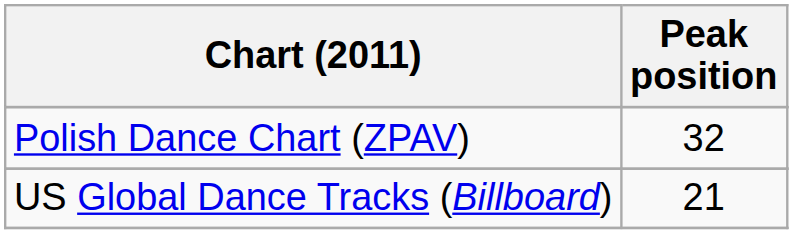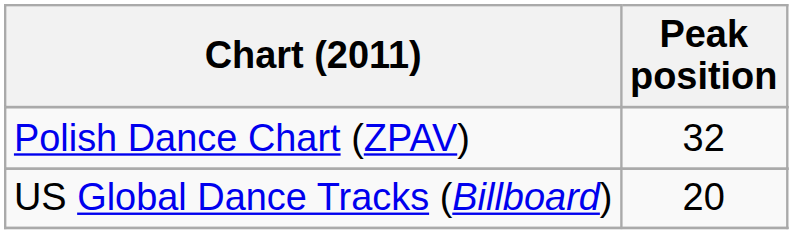(704, 197) 21 -> (704, 197) 20
